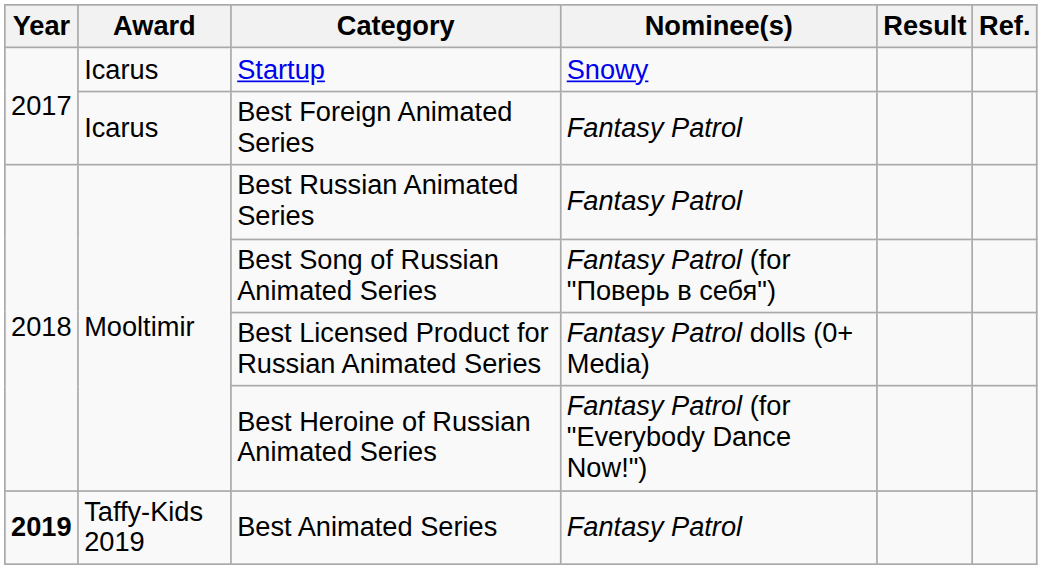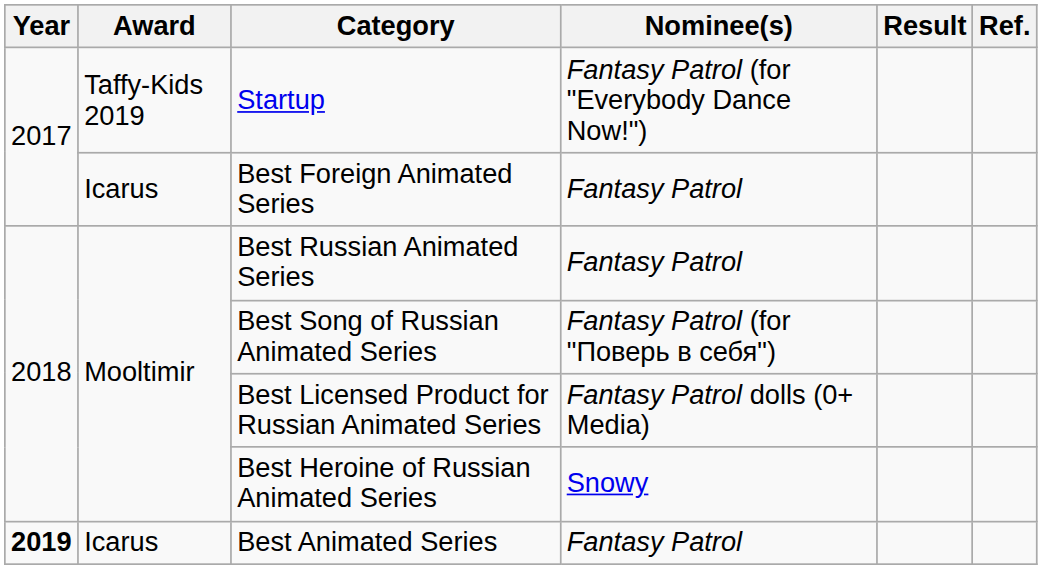(121, 69) Icarus -> (144, 99) Taffy-Kids 2019
(608, 69) Snowy -> (679, 99) Fantasy Patrol (for "Everybody Dance Now!")
(679, 437) Fantasy Patrol (for "Everybody Dance Now!") -> (608, 483) Snowy
(144, 526) Taffy-Kids 2019 -> (121, 542) Icarus
